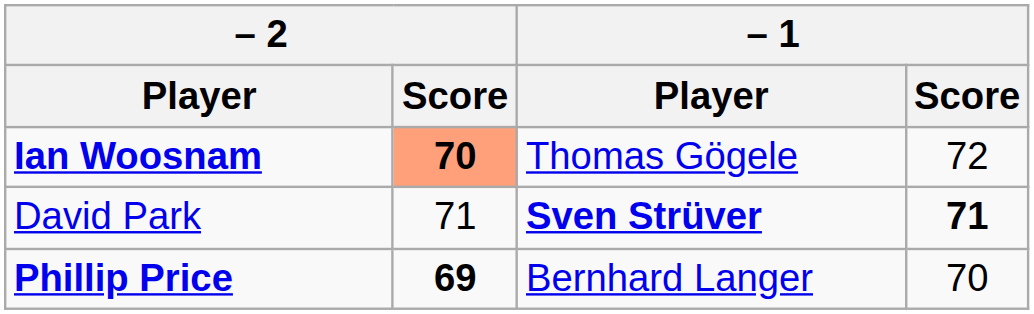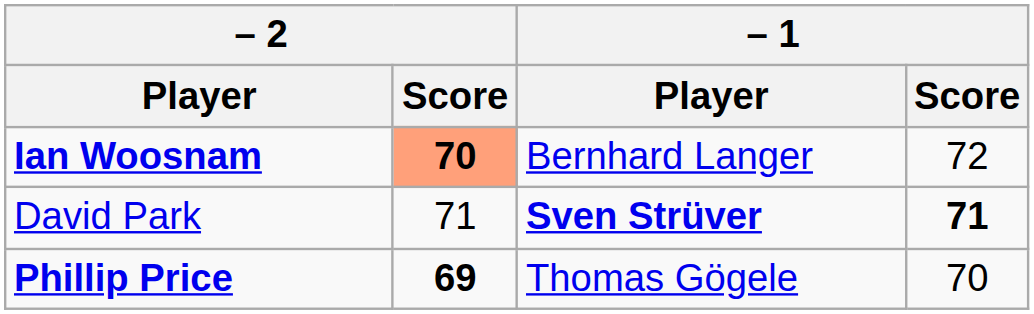(662, 156) Thomas Gögele -> (670, 156) Bernhard Langer
(670, 277) Bernhard Langer -> (662, 277) Thomas Gögele
